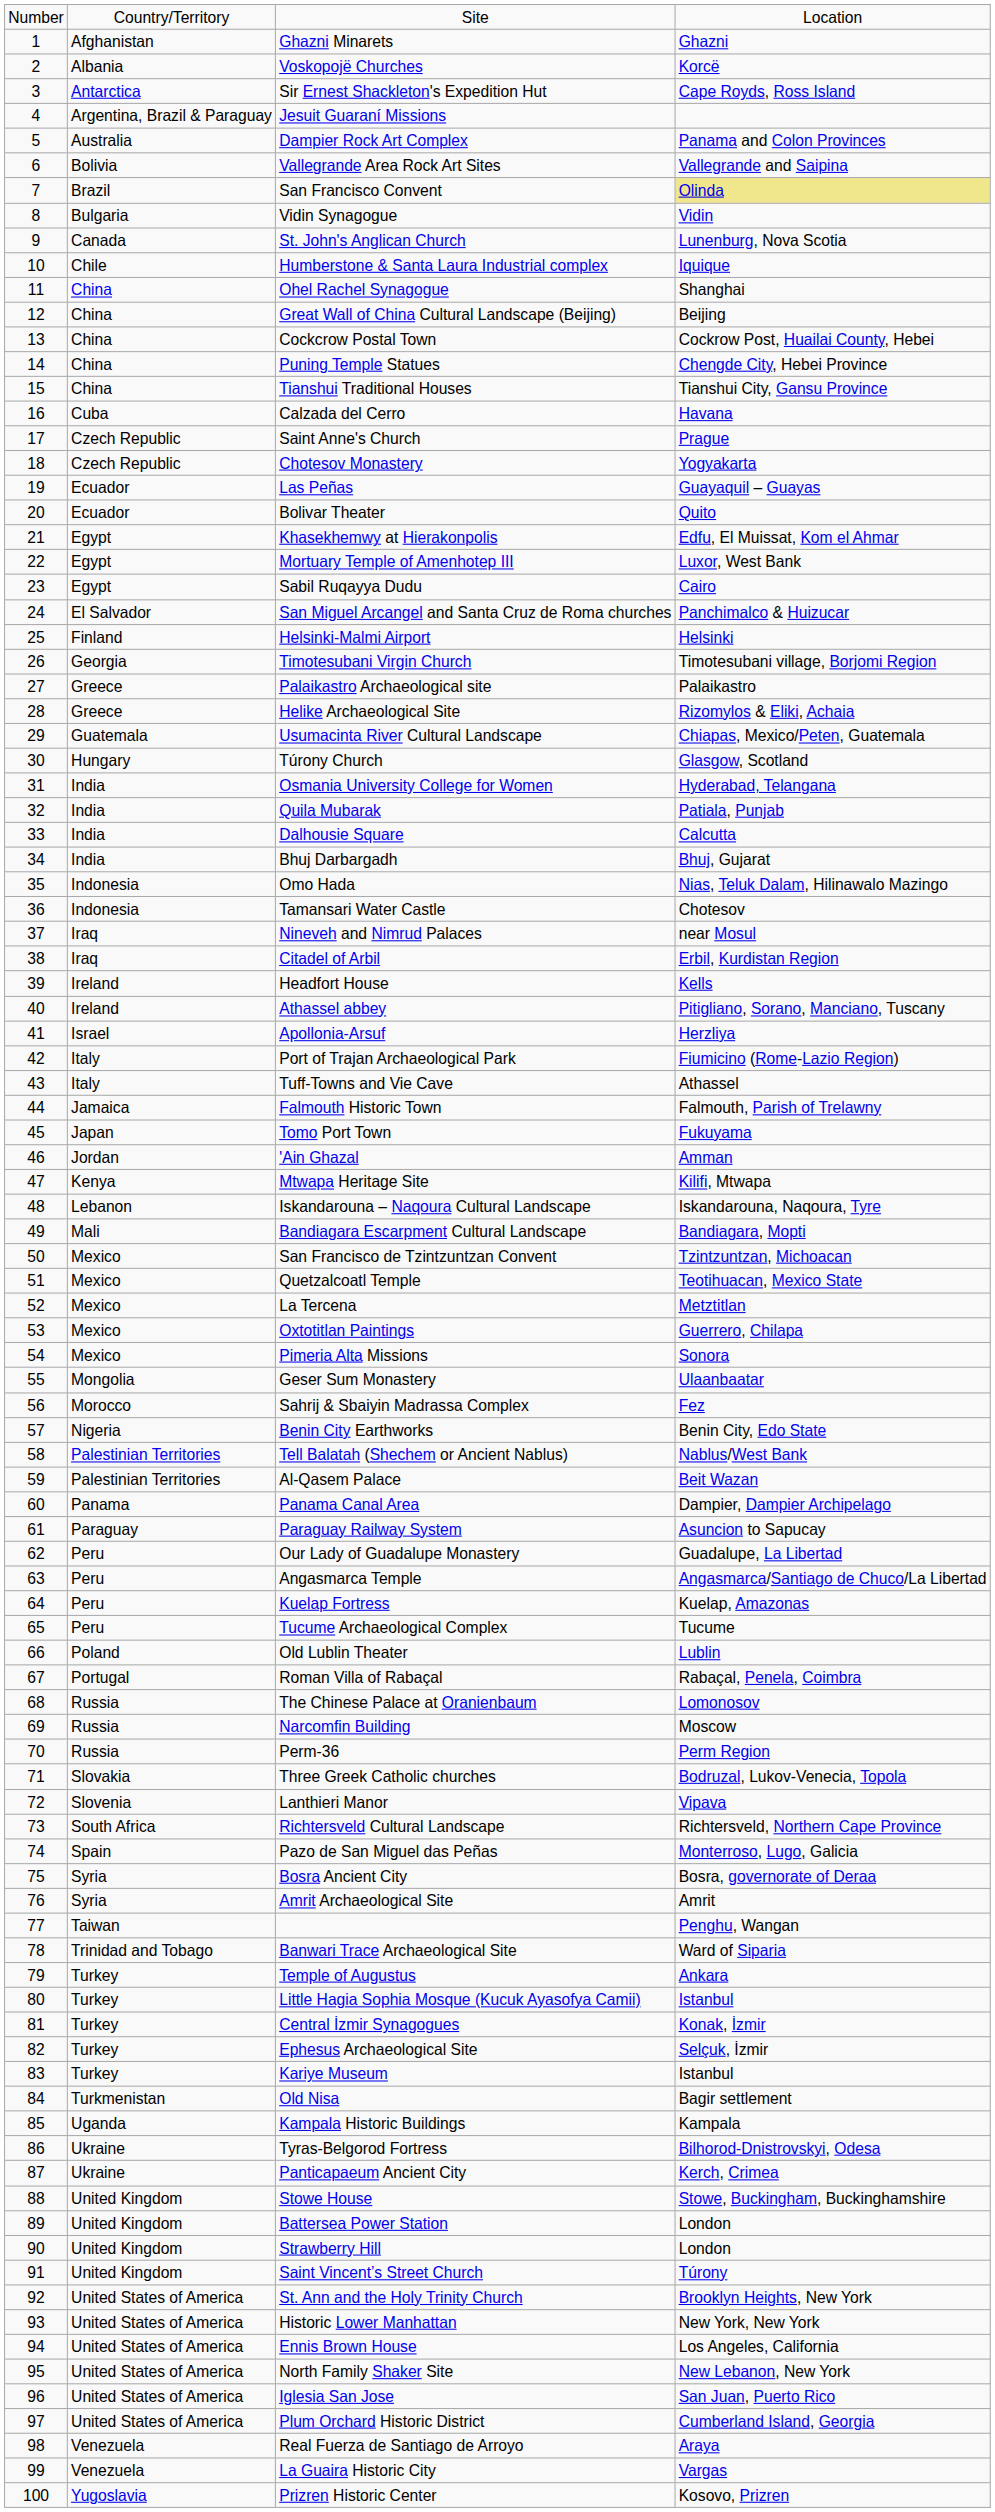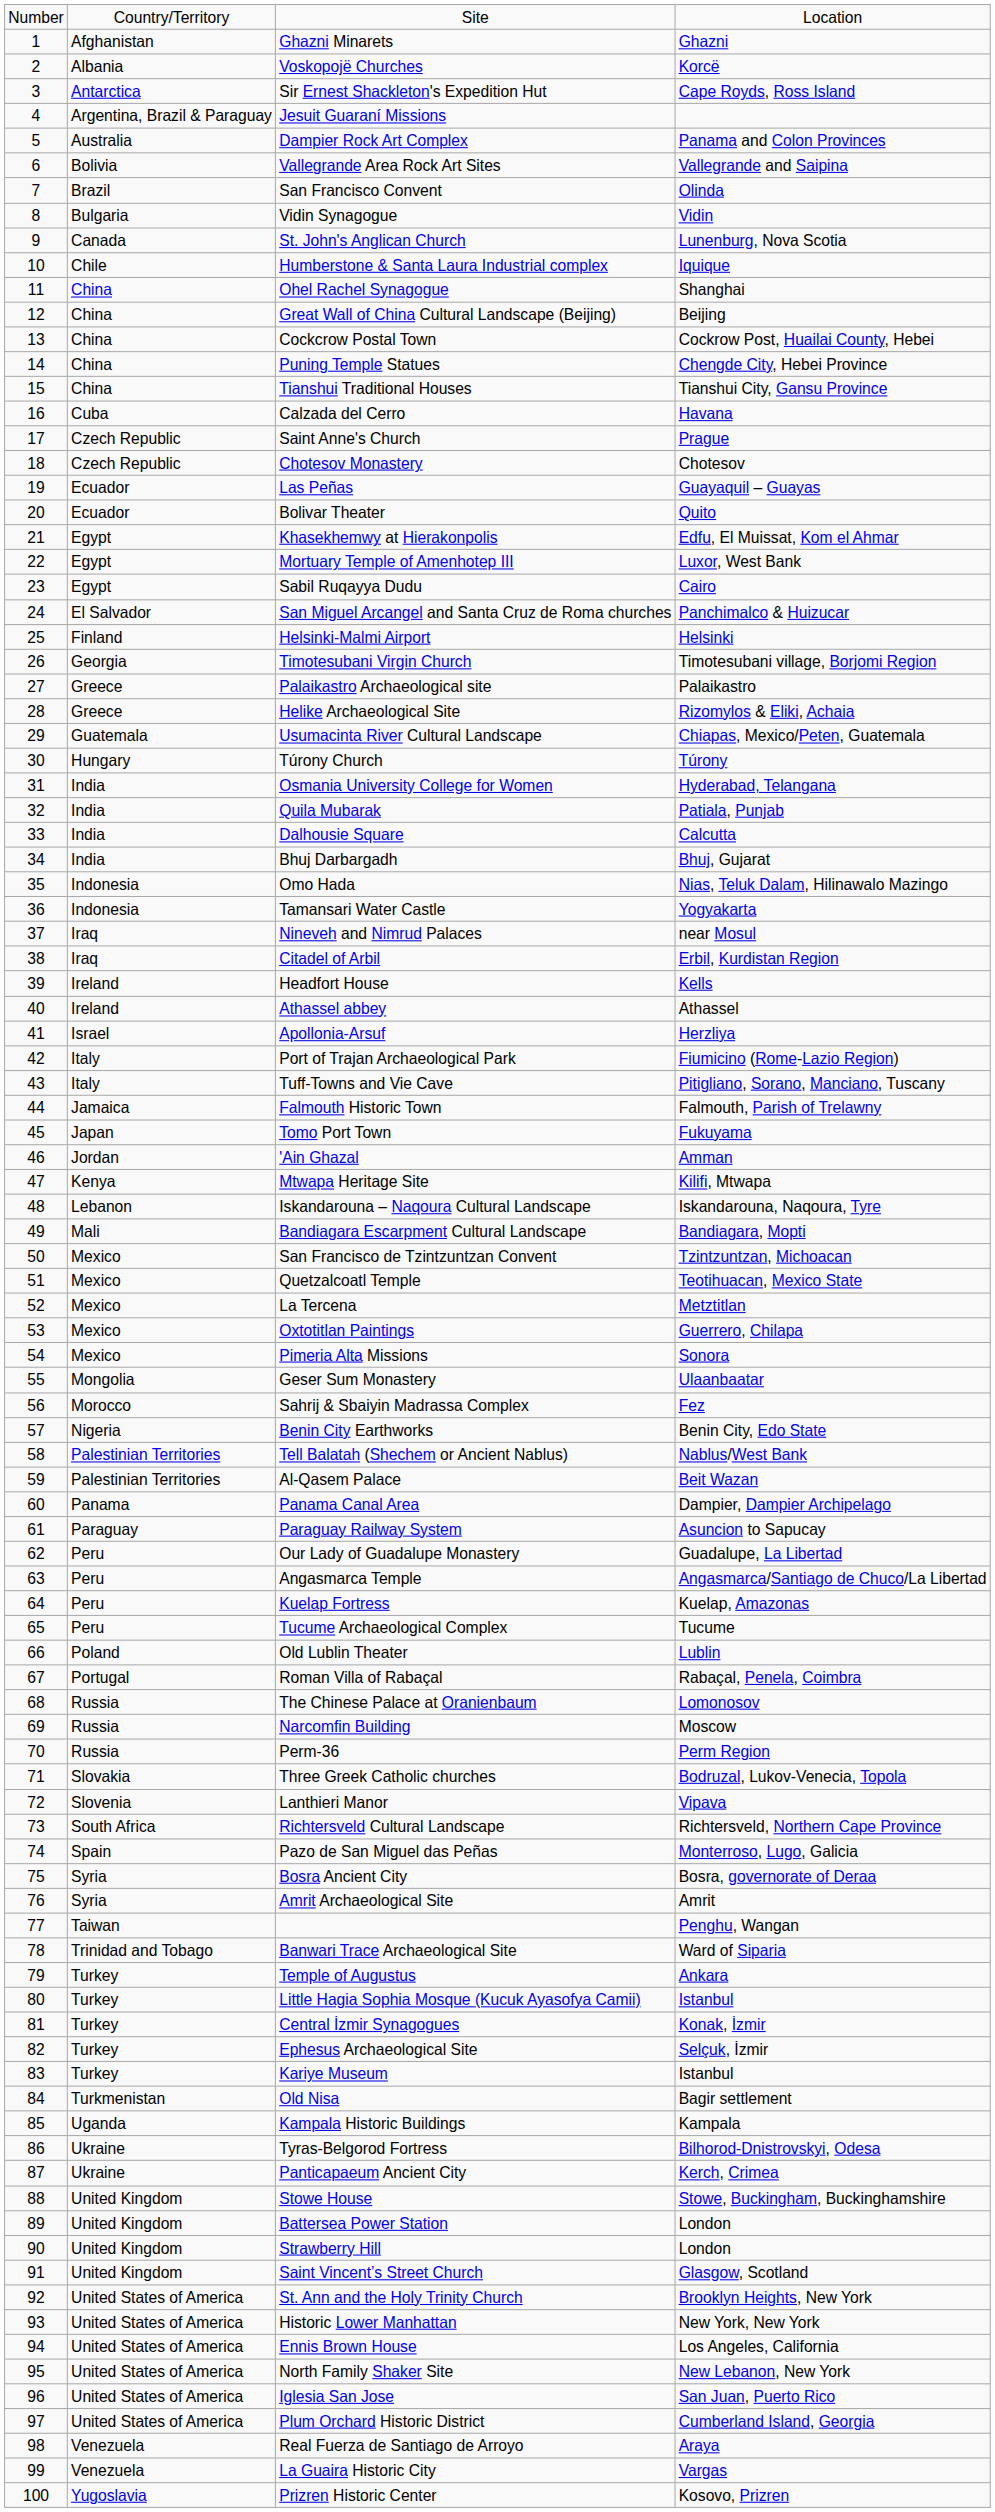(701, 190) khaki background -> (701, 190) no background
(718, 463) Yogyakarta -> (712, 463) Chotesov
(743, 760) Glasgow, Scotland -> (703, 760) Túrony
(712, 909) Chotesov -> (718, 909) Yogyakarta
(812, 1008) Pitigliano, Sorano, Manciano, Tuscany -> (709, 1008) Athassel
(709, 1083) Athassel -> (812, 1083) Pitigliano, Sorano, Manciano, Tuscany
(703, 2272) Túrony -> (743, 2272) Glasgow, Scotland
